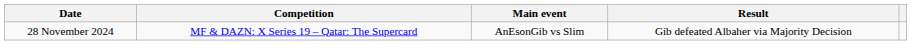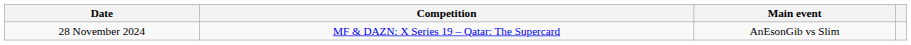- column: (753, 13)
